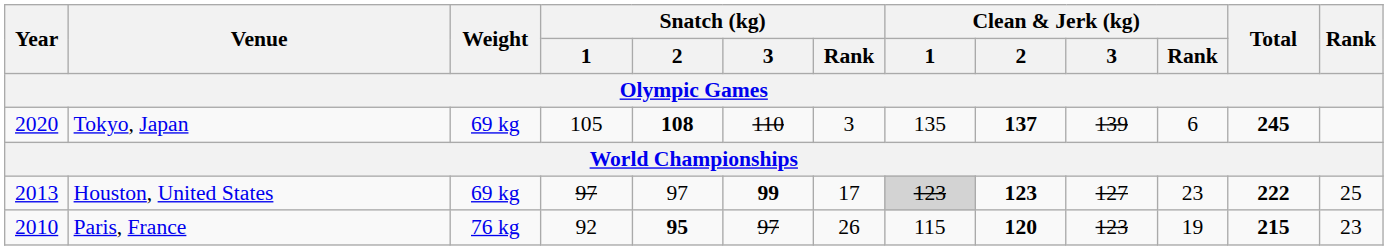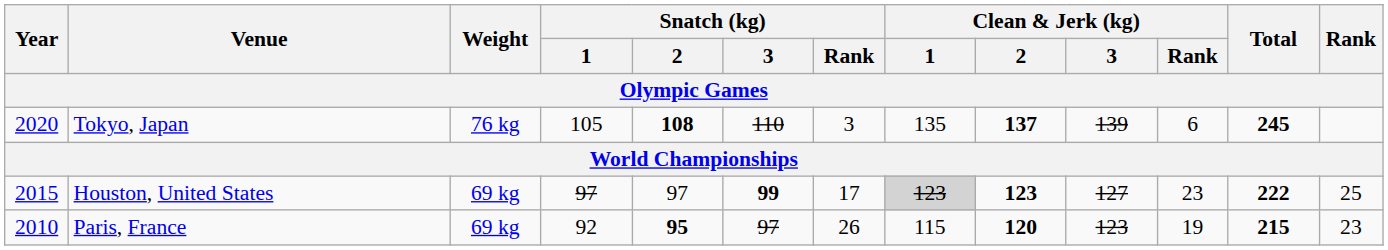(495, 124) 69 kg -> (495, 124) 76 kg
(37, 192) 2013 -> (37, 192) 2015
(495, 227) 76 kg -> (495, 227) 69 kg
